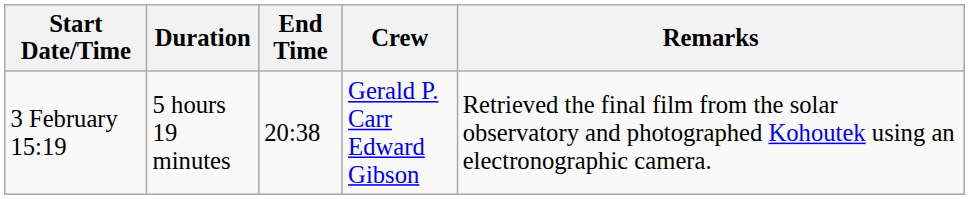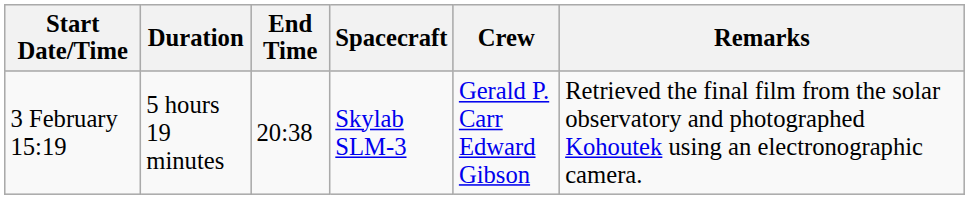+ column: (391, 37)
